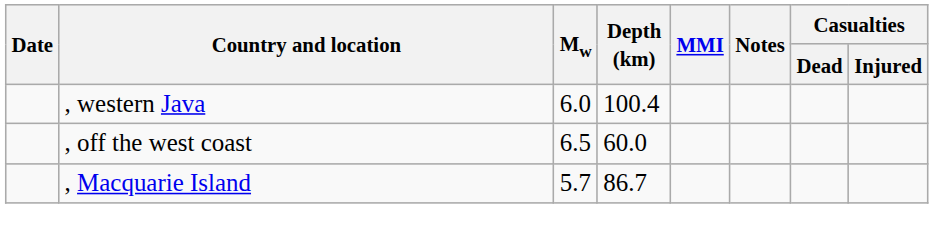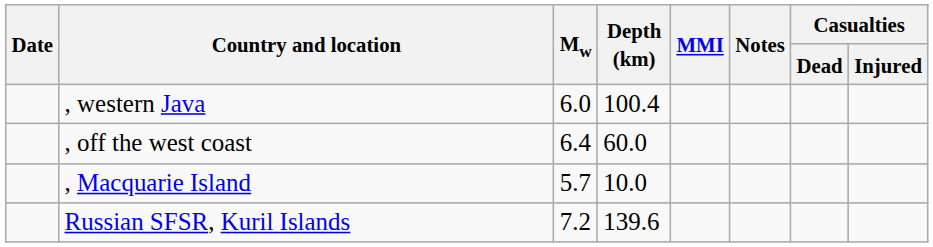(575, 143) 6.5 -> (575, 143) 6.4
(625, 182) 86.7 -> (625, 182) 10.0
+ row: (207, 222)
